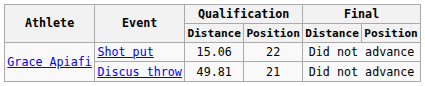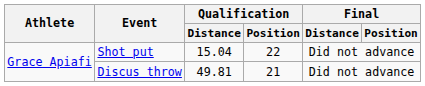(214, 52) 15.06 -> (214, 52) 15.04
